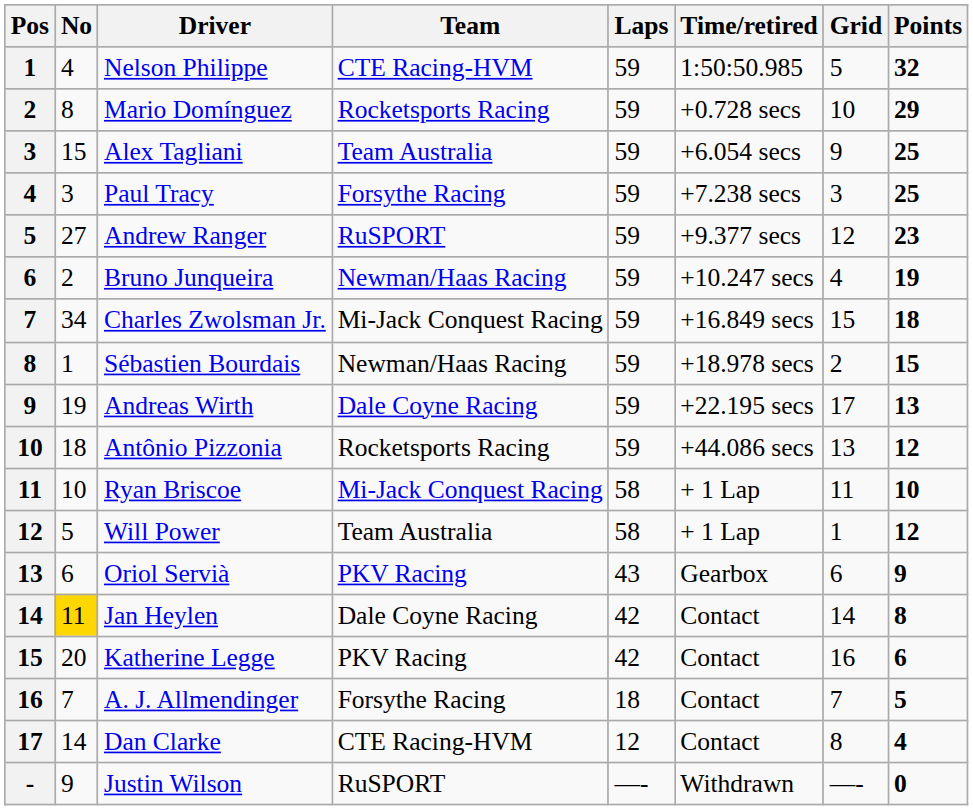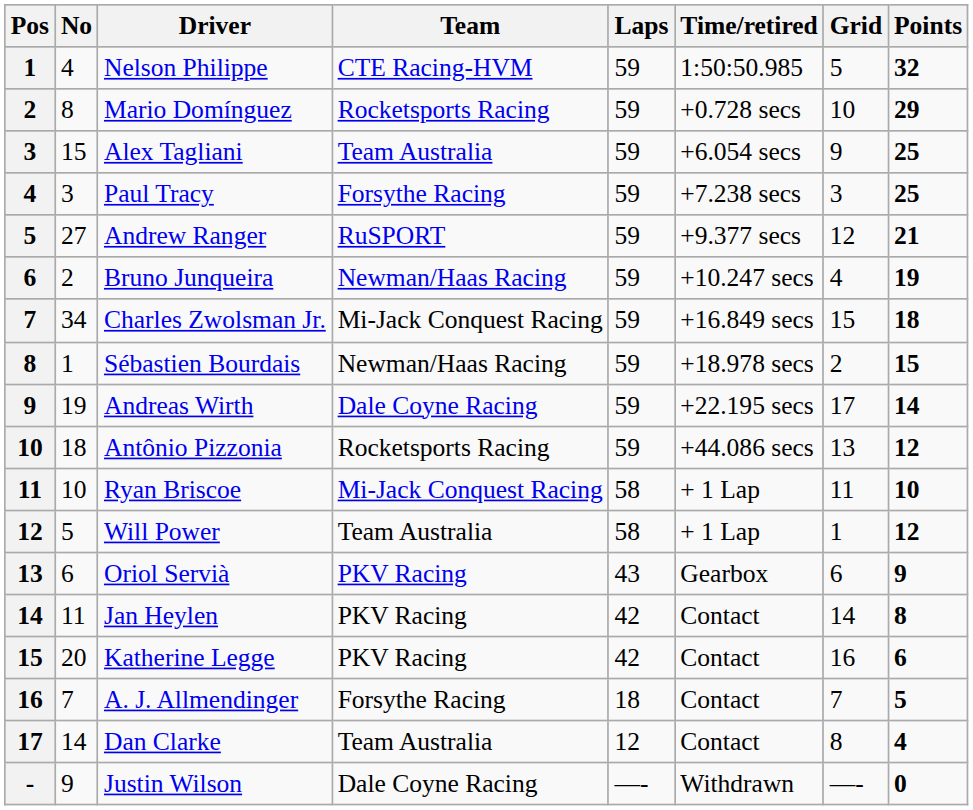(907, 236) 23 -> (907, 236) 21
(907, 404) 13 -> (907, 404) 14
(73, 615) gold background -> (73, 615) no background
(438, 615) Dale Coyne Racing -> (402, 615) PKV Racing
(435, 741) CTE Racing-HVM -> (415, 741) Team Australia
(391, 783) RuSPORT -> (438, 783) Dale Coyne Racing
